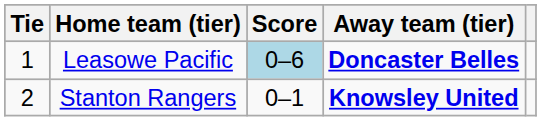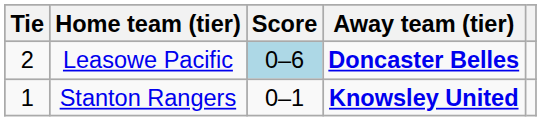(27, 60) 1 -> (27, 60) 2
(27, 97) 2 -> (27, 97) 1
